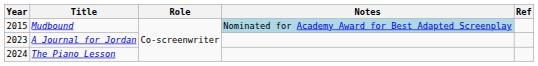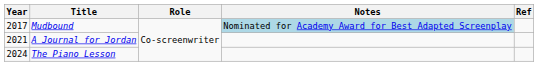(17, 26) 2015 -> (17, 26) 2017
(17, 40) 2023 -> (17, 40) 2021
